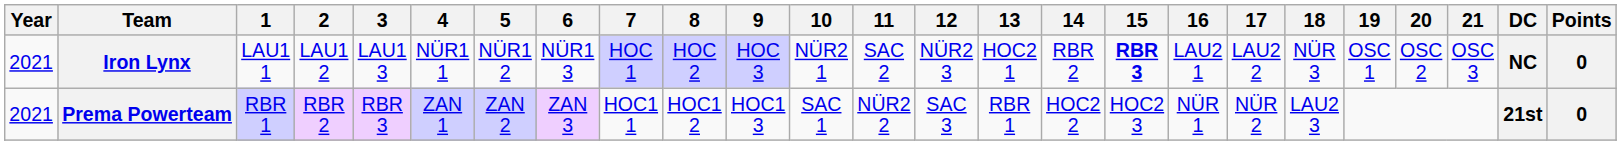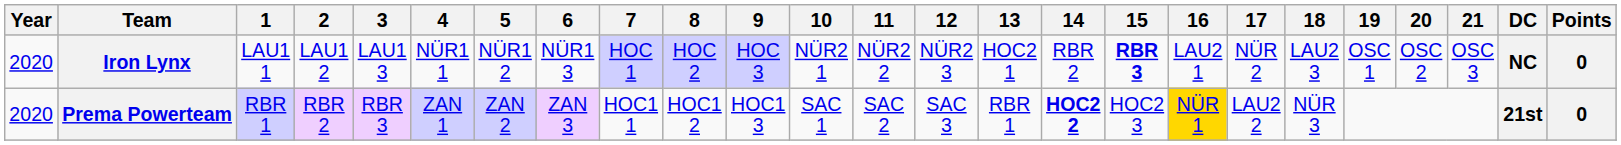(31, 61) 2021 -> (31, 61) 2020
(884, 61) SAC 2 -> (884, 61) NÜR2 2
(1256, 61) LAU2 2 -> (1256, 61) NÜR 2
(1314, 61) NÜR 3 -> (1314, 61) LAU2 3
(31, 114) 2021 -> (31, 114) 2020
(884, 114) NÜR2 2 -> (884, 114) SAC 2
(1073, 114) normal -> (1073, 114) bold
(1198, 114) no background -> (1198, 114) gold background
(1256, 114) NÜR 2 -> (1256, 114) LAU2 2
(1314, 114) LAU2 3 -> (1314, 114) NÜR 3
